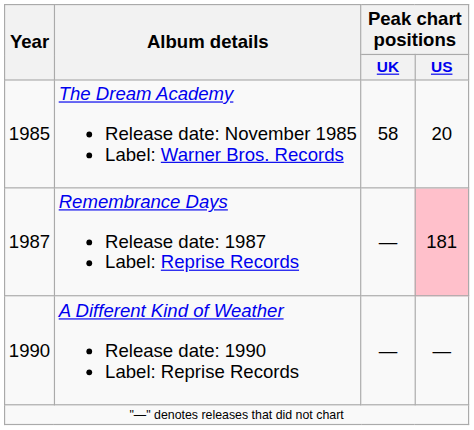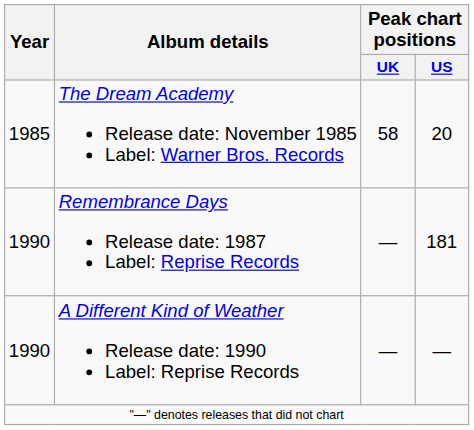(30, 242) 1987 -> (30, 242) 1990
(442, 242) pink background -> (442, 242) no background
